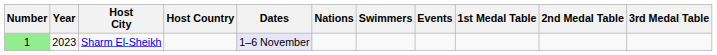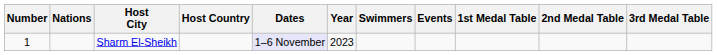columns swapped: (64, 19) <-> (334, 19)
(27, 42) lightgreen background -> (27, 42) no background
